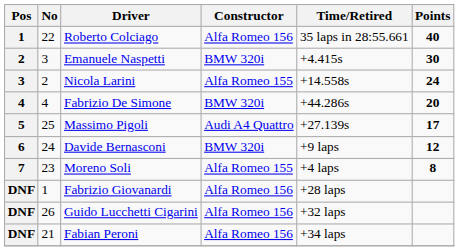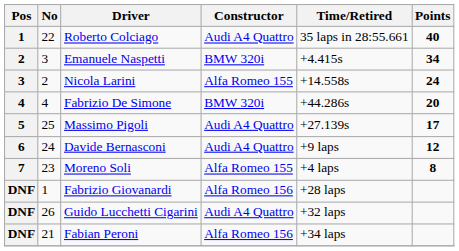(248, 37) Alfa Romeo 156 -> (249, 37) Audi A4 Quattro
(433, 59) 30 -> (433, 59) 34
(234, 146) BMW 320i -> (249, 146) Audi A4 Quattro
(248, 212) Alfa Romeo 156 -> (249, 212) Audi A4 Quattro
